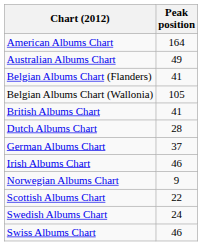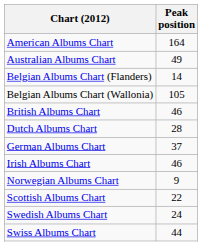(177, 77) 41 -> (177, 77) 14
(177, 111) 41 -> (177, 111) 46
(177, 232) 46 -> (177, 232) 44
